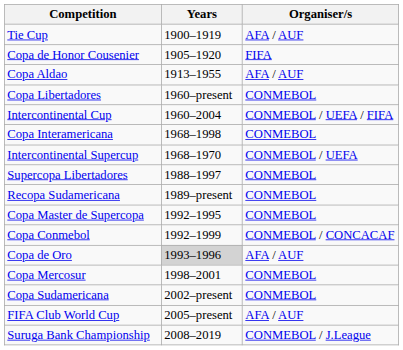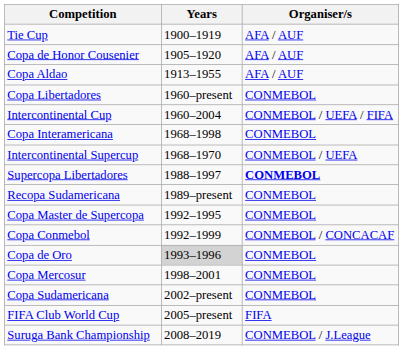(259, 54) FIFA -> (274, 54) AFA / AUF
(281, 174) normal -> (283, 174) bold
(274, 255) AFA / AUF -> (281, 255) CONMEBOL
(274, 315) AFA / AUF -> (258, 315) FIFA
